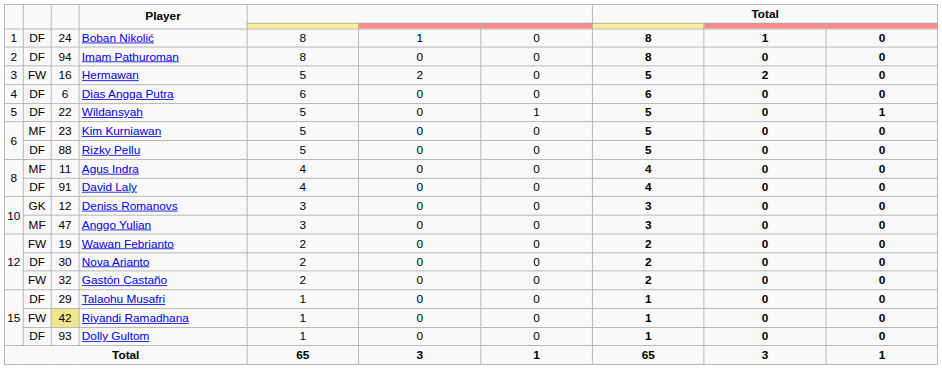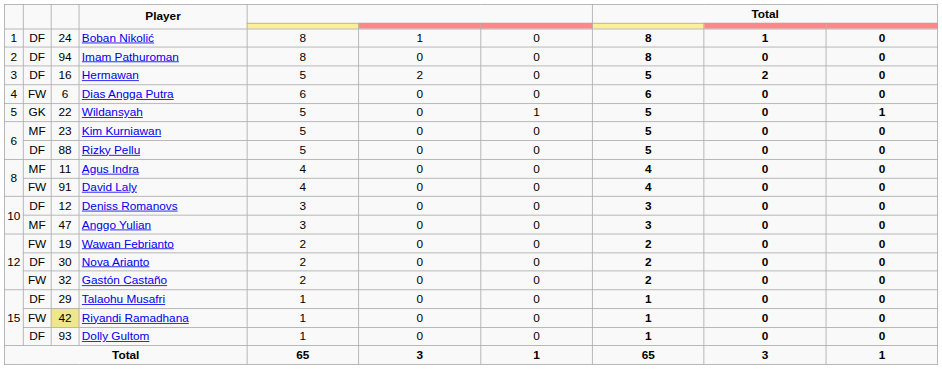(37, 76) FW -> (37, 76) DF
(37, 94) DF -> (37, 94) FW
(37, 113) DF -> (37, 113) GK
(37, 188) DF -> (37, 188) FW
(37, 206) GK -> (37, 206) DF
